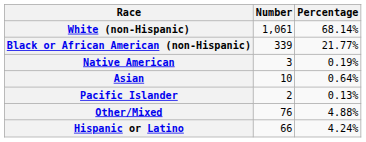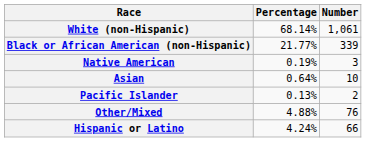columns swapped: (274, 13) <-> (328, 13)
